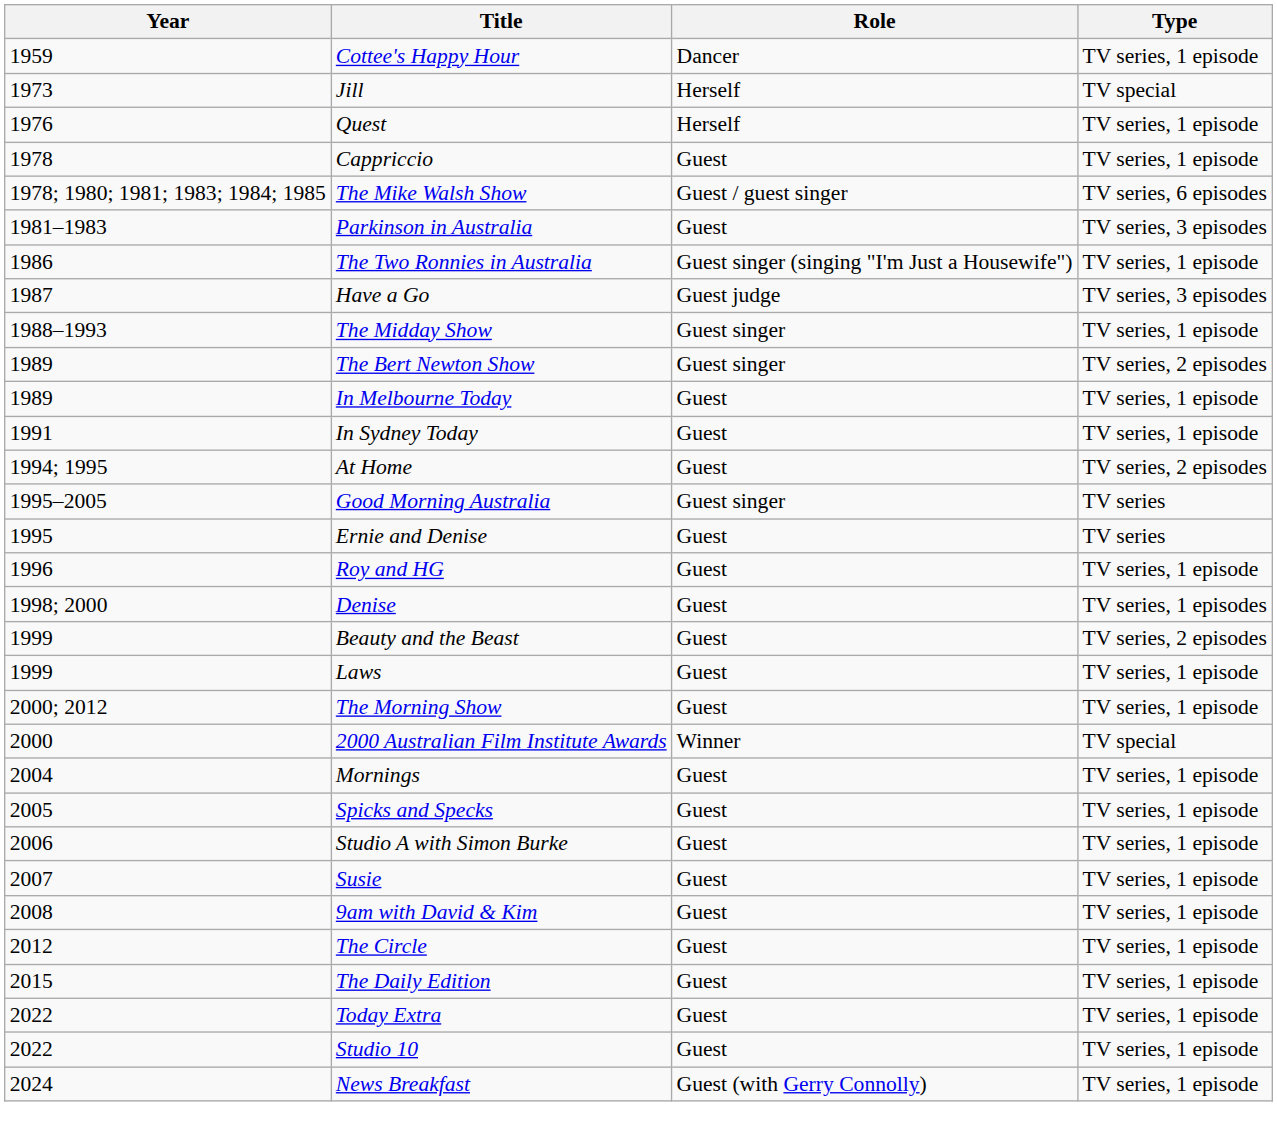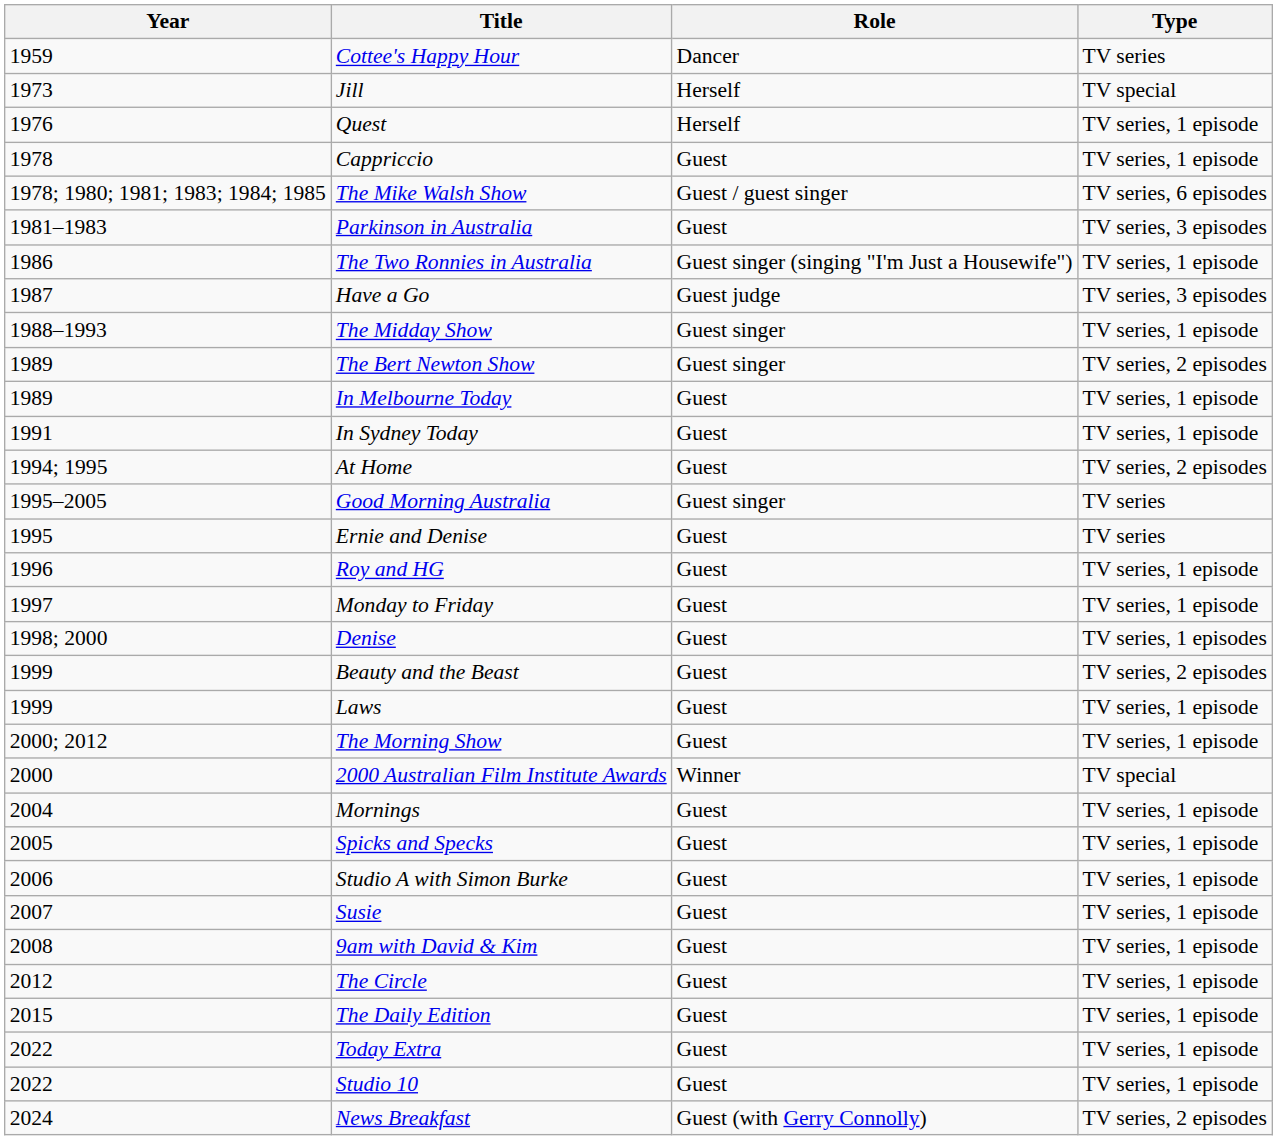(1170, 55) TV series, 1 episode -> (1124, 55) TV series
+ row: (414, 603)
(1170, 1083) TV series, 1 episode -> (1175, 1117) TV series, 2 episodes
